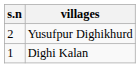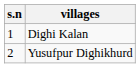rows swapped: (58, 53) <-> (80, 33)
